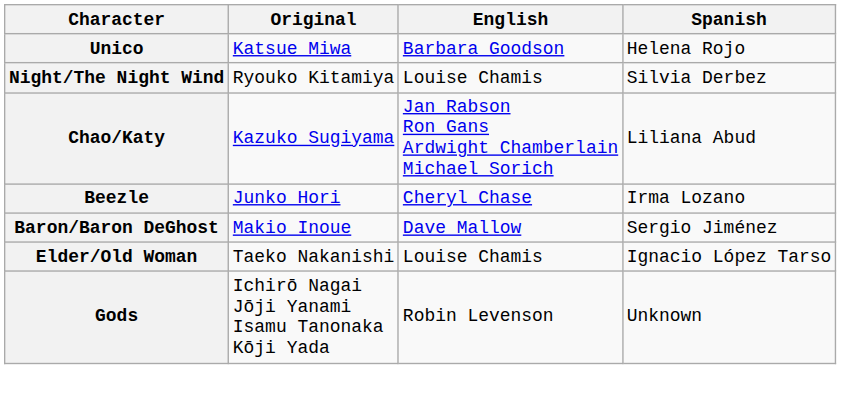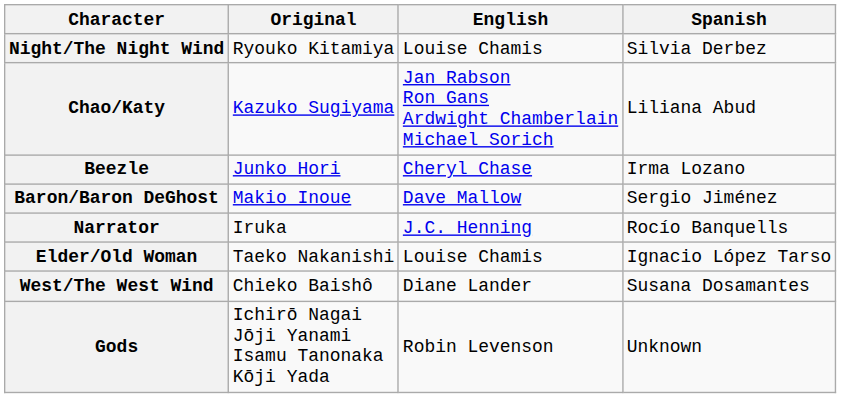- row: (117, 49)
+ row: (117, 228)
+ row: (117, 286)
